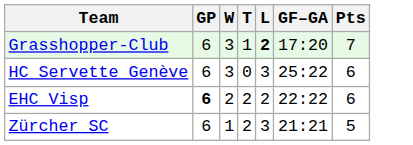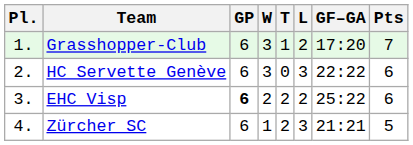+ column: (24, 18)
(265, 45) bold -> (303, 45) normal
(303, 72) 25:22 -> (341, 72) 22:22
(303, 100) 22:22 -> (341, 100) 25:22
